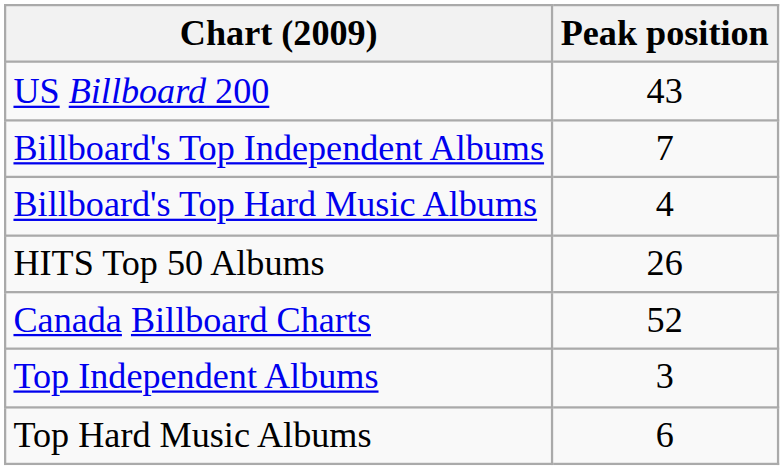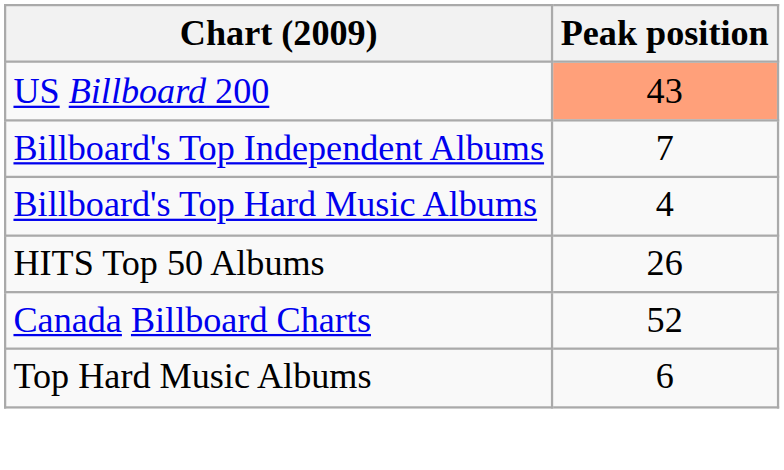(665, 90) no background -> (665, 90) lightsalmon background
- row: (196, 377)
